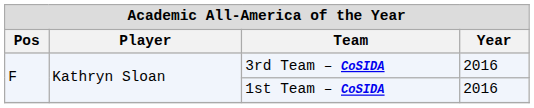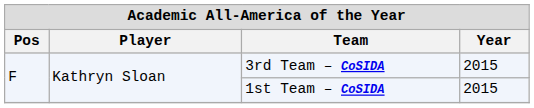(481, 65) 2016 -> (481, 65) 2015
(481, 90) 2016 -> (481, 90) 2015
